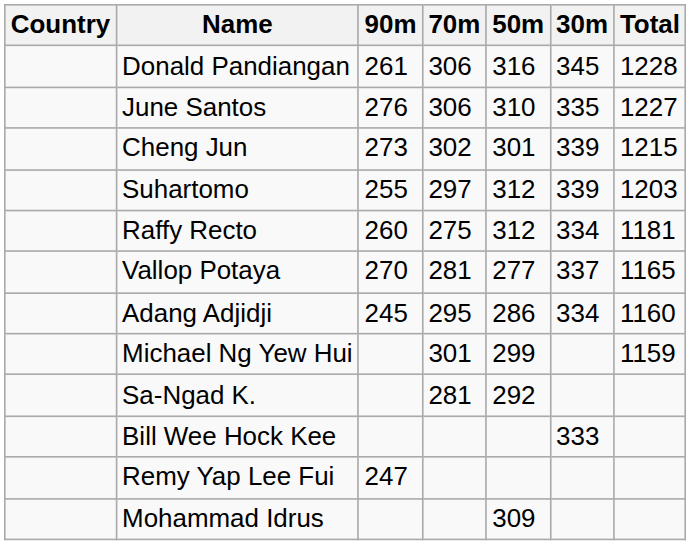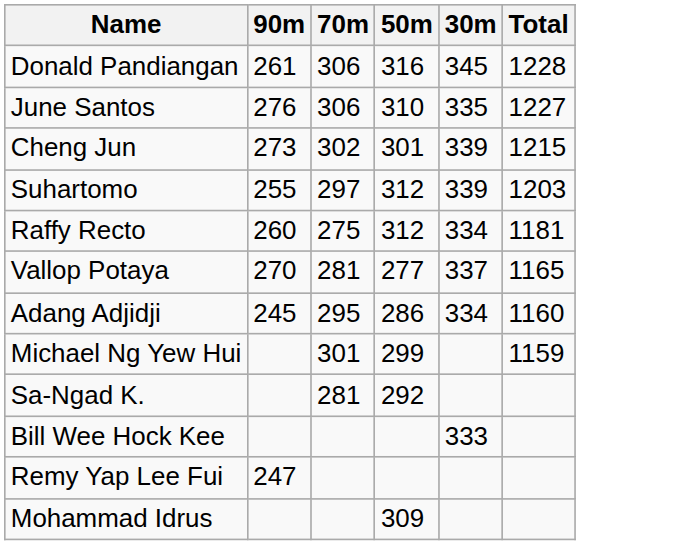- column: (60, 25)
